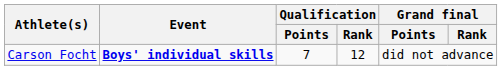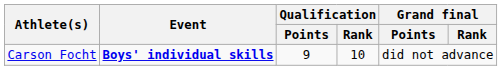(307, 55) 7 -> (307, 55) 9
(358, 55) 12 -> (358, 55) 10
